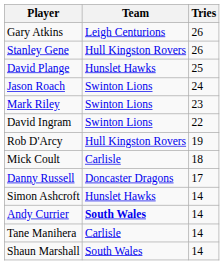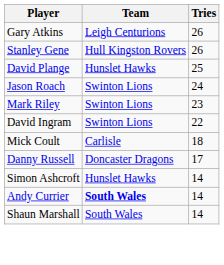- row: (35, 141)
- row: (42, 232)
